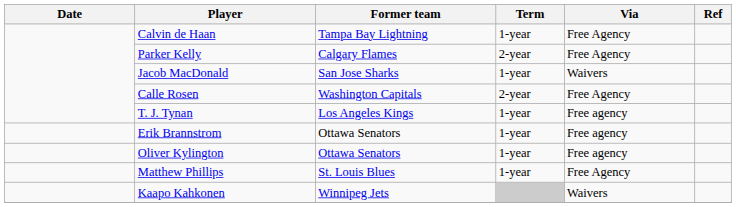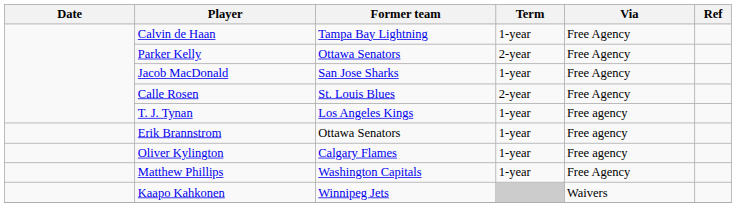(358, 53) Calgary Flames -> (359, 53) Ottawa Senators
(587, 73) Waivers -> (599, 73) Free Agency
(370, 93) Washington Capitals -> (357, 93) St. Louis Blues
(359, 152) Ottawa Senators -> (358, 152) Calgary Flames
(357, 172) St. Louis Blues -> (370, 172) Washington Capitals
